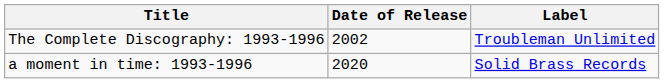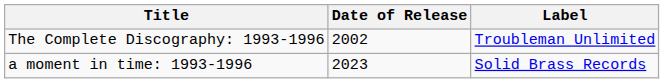(350, 66) 2020 -> (350, 66) 2023
